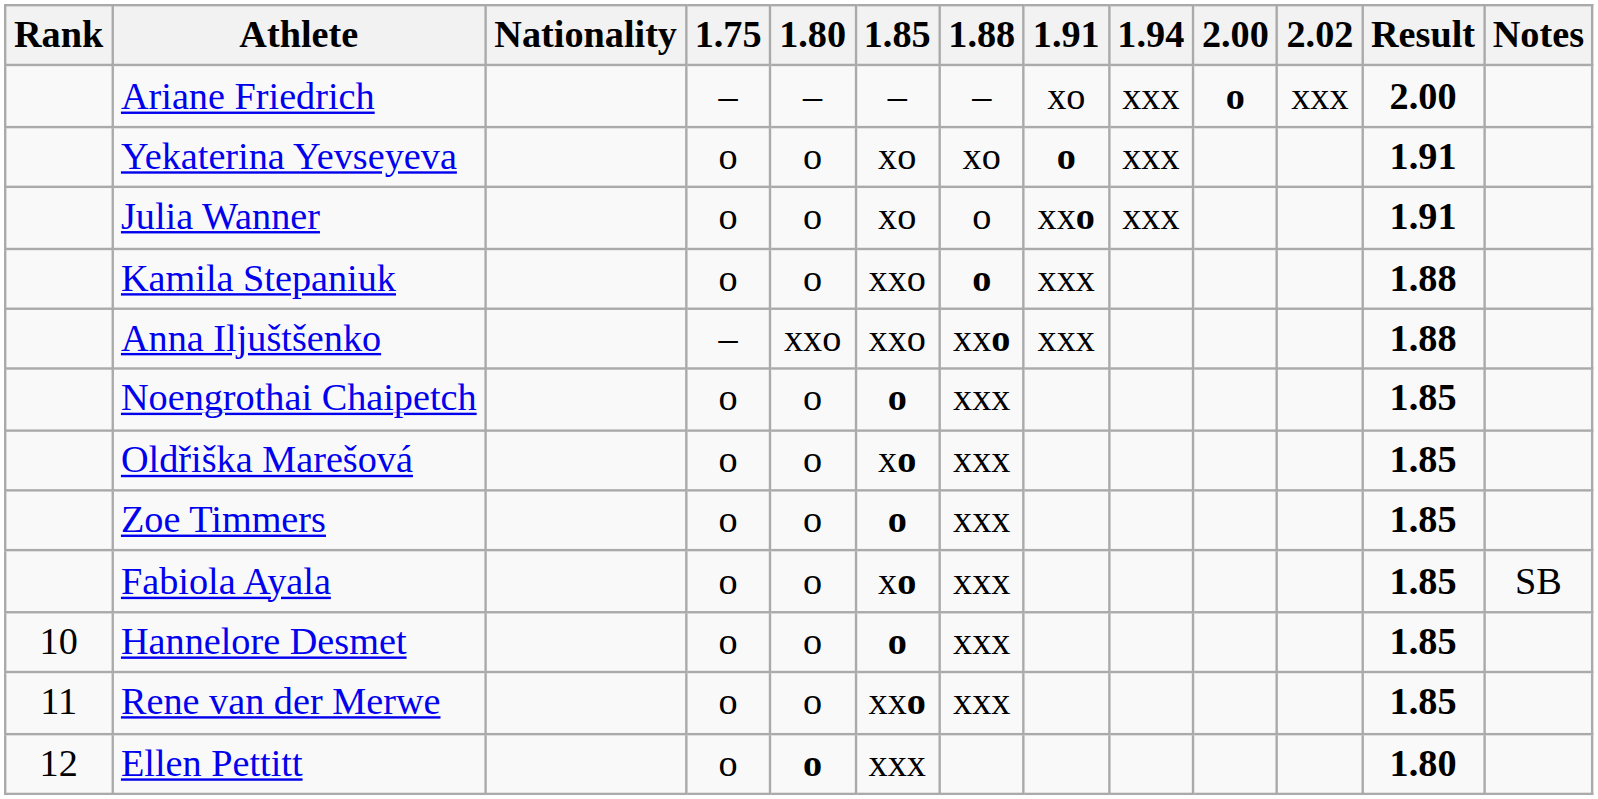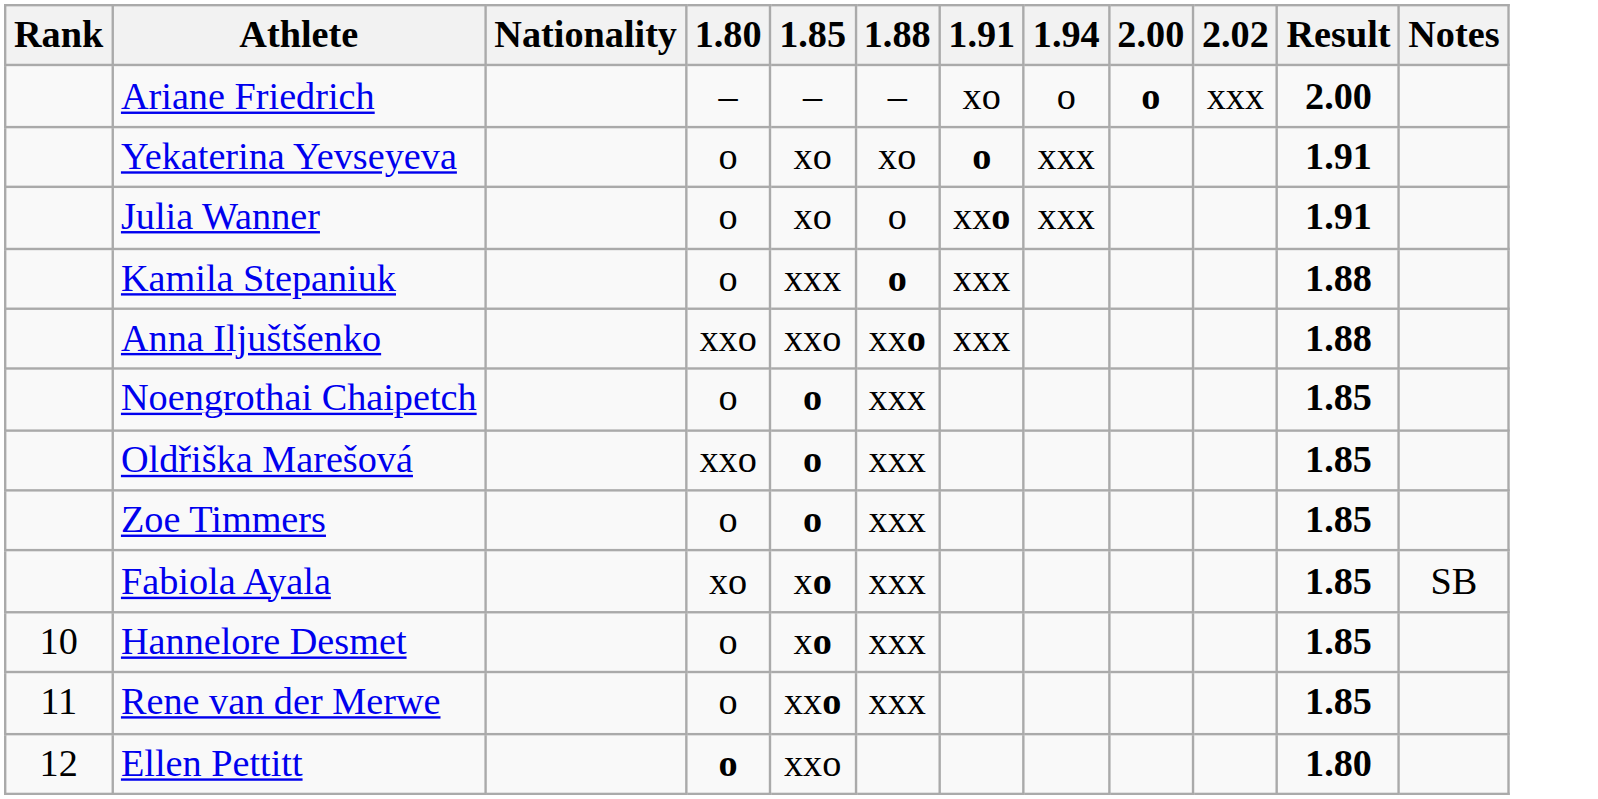- column: (728, 34)
(1151, 95) xxx -> (1066, 95) o
(897, 277) xxo -> (813, 277) xxx
(813, 459) o -> (728, 459) xxo
(897, 459) xo -> (813, 459) o
(813, 580) o -> (728, 580) xo
(897, 641) o -> (813, 641) xo
(897, 762) xxx -> (813, 762) xxo
